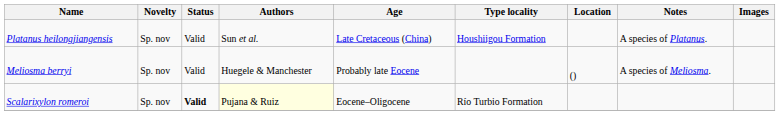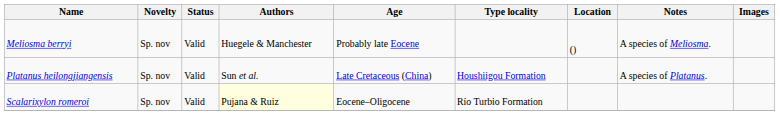rows swapped: (39, 70) <-> (60, 38)
(195, 102) bold -> (195, 102) normal
